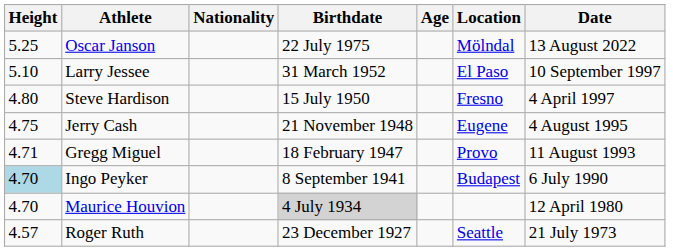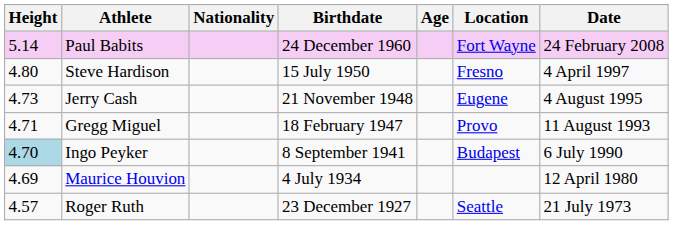- row: (110, 44)
+ row: (104, 44)
- row: (107, 71)
(23, 125) 4.75 -> (23, 98) 4.73
(23, 206) 4.70 -> (23, 179) 4.69
(322, 206) lightgrey background -> (322, 179) no background
